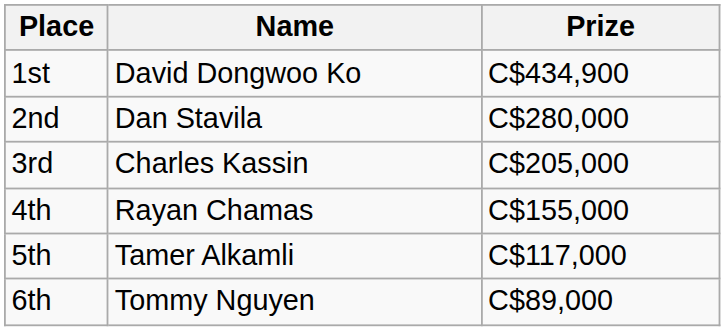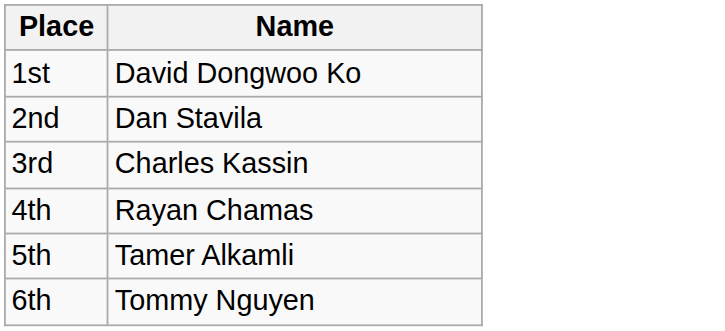- column: (601, 27)
